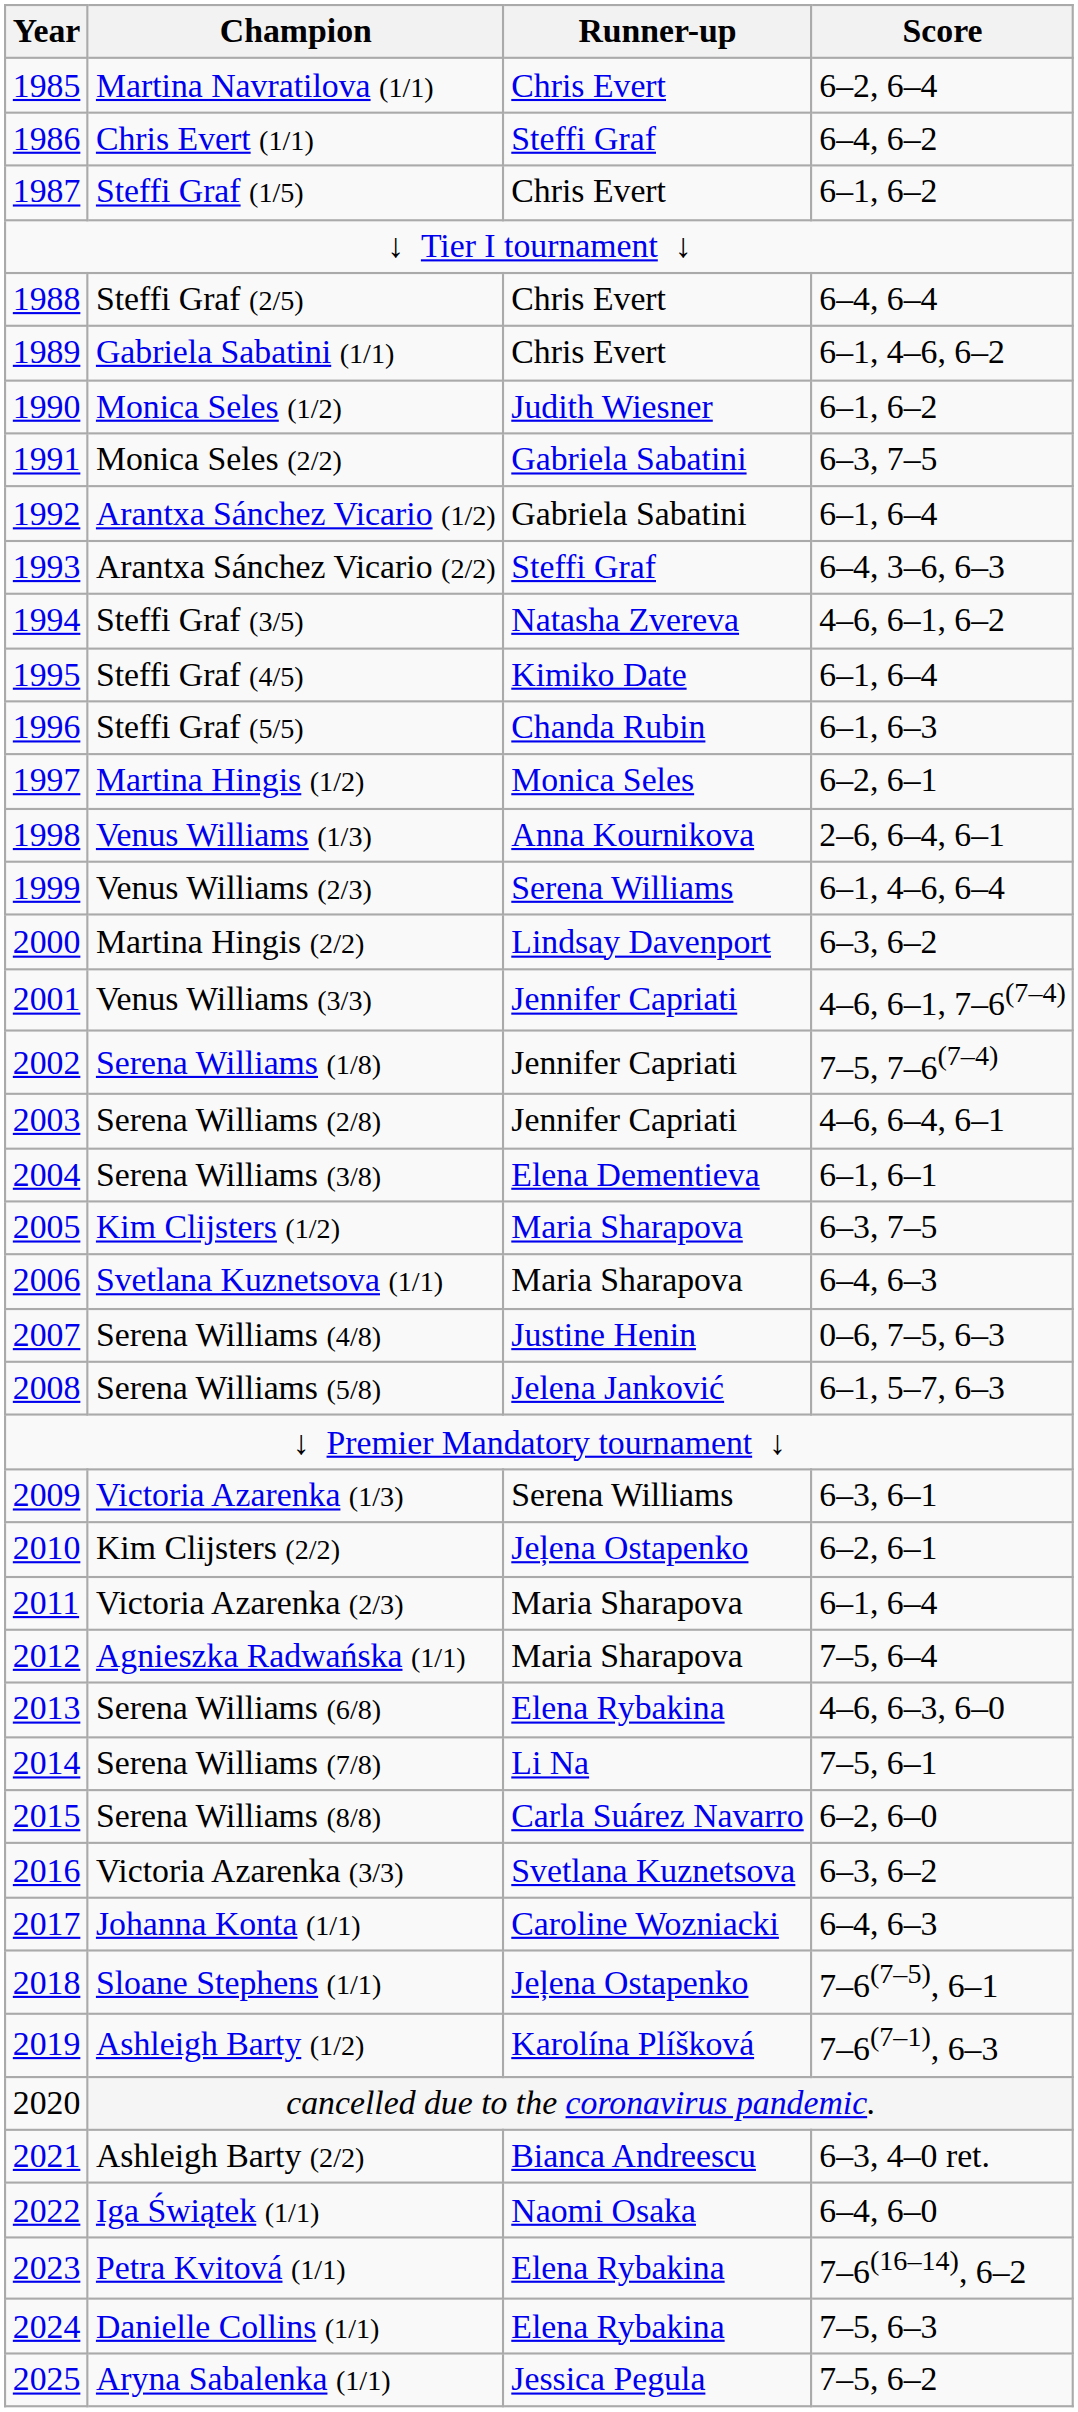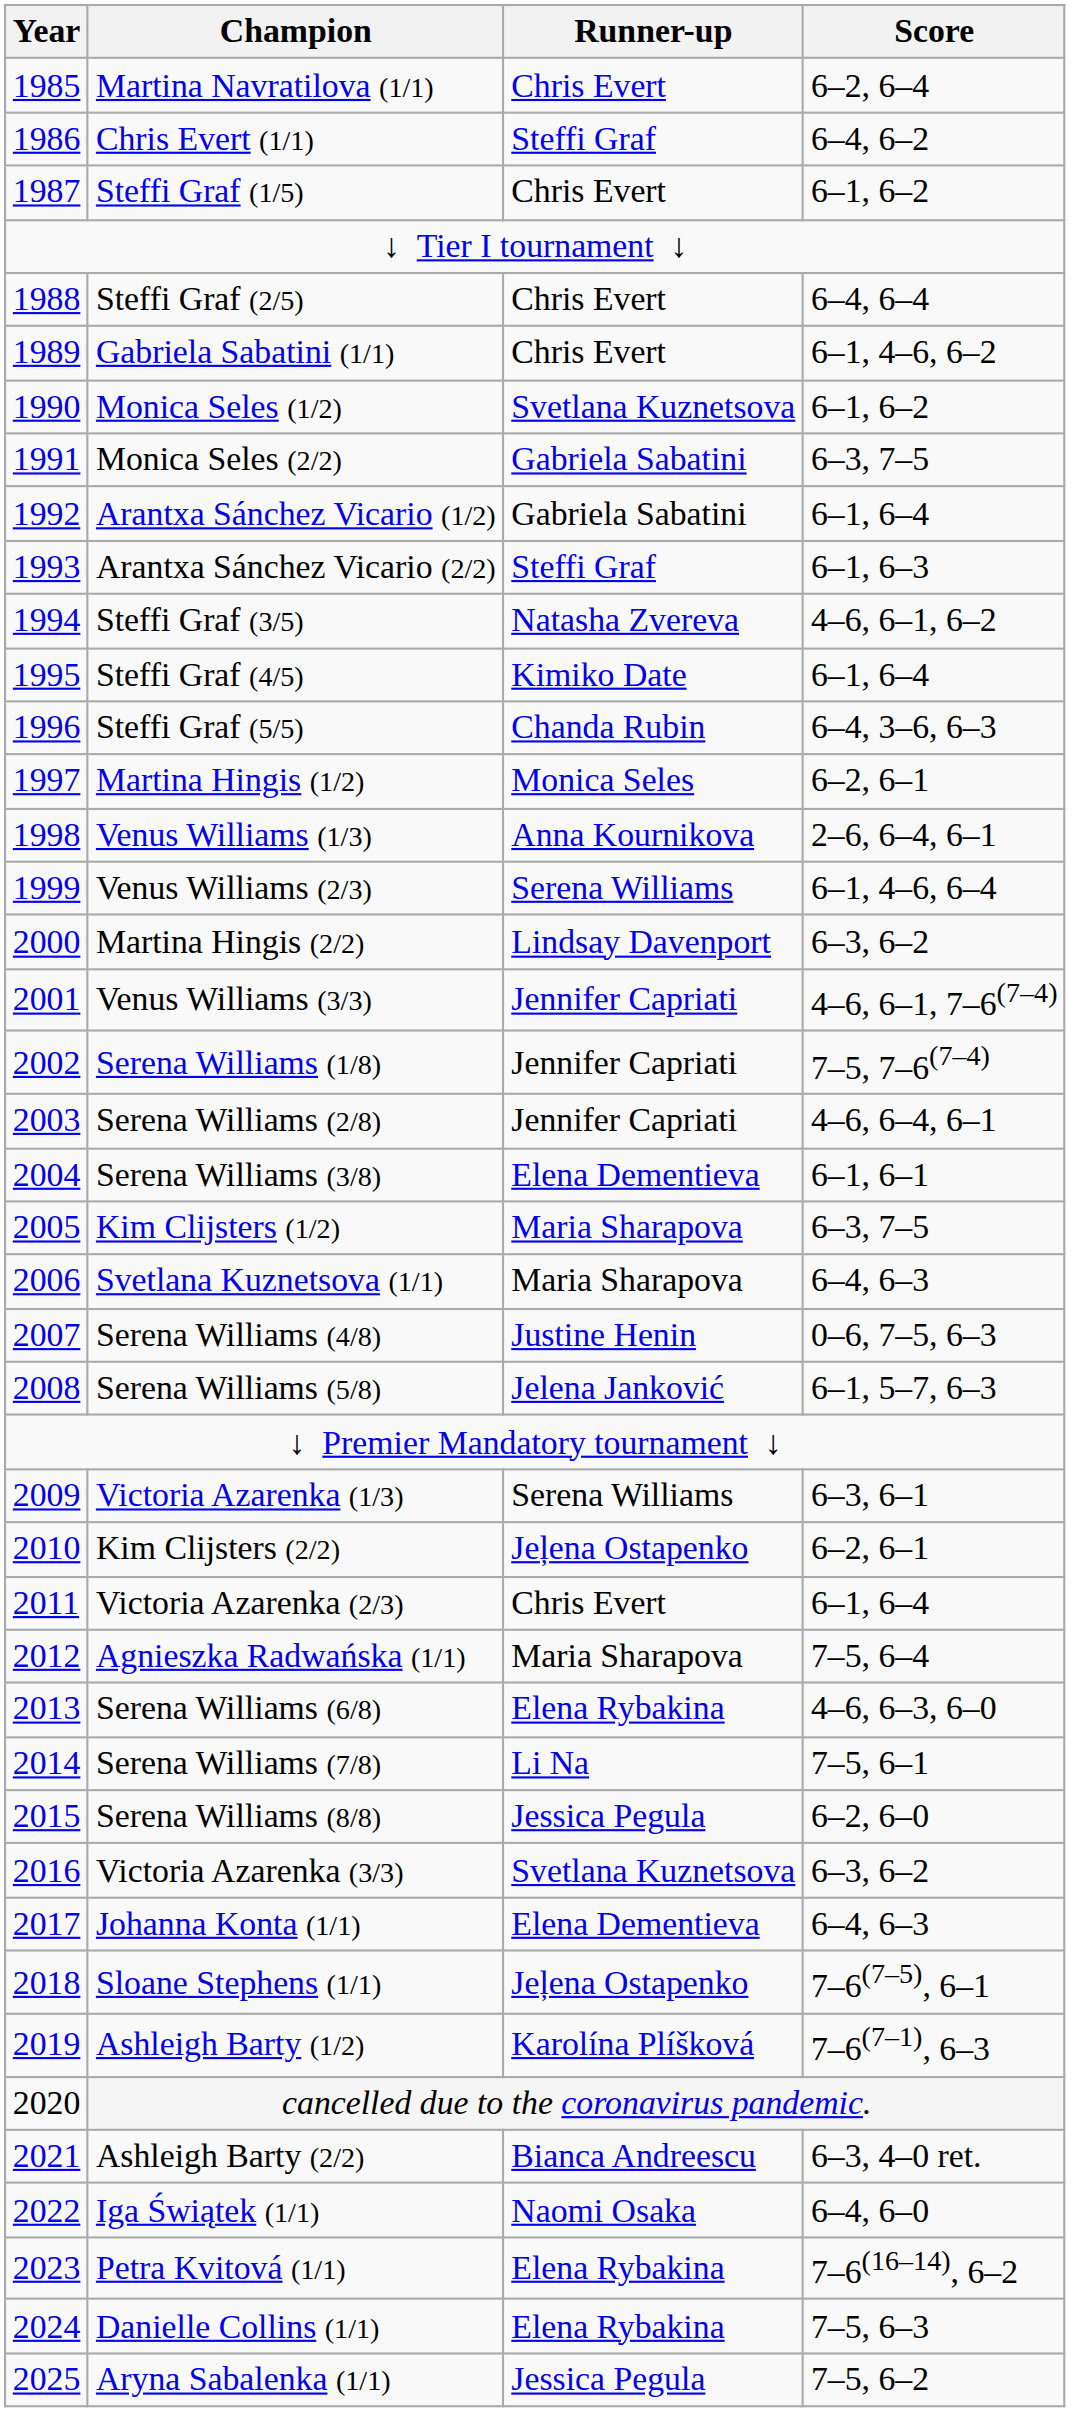(612, 406) Judith Wiesner -> (653, 406) Svetlana Kuznetsova
(912, 566) 6–4, 3–6, 6–3 -> (870, 566) 6–1, 6–3
(878, 727) 6–1, 6–3 -> (904, 727) 6–4, 3–6, 6–3
(627, 1602) Maria Sharapova -> (589, 1602) Chris Evert
(658, 1816) Carla Suárez Navarro -> (608, 1816) Jessica Pegula
(645, 1923) Caroline Wozniacki -> (635, 1923) Elena Dementieva
